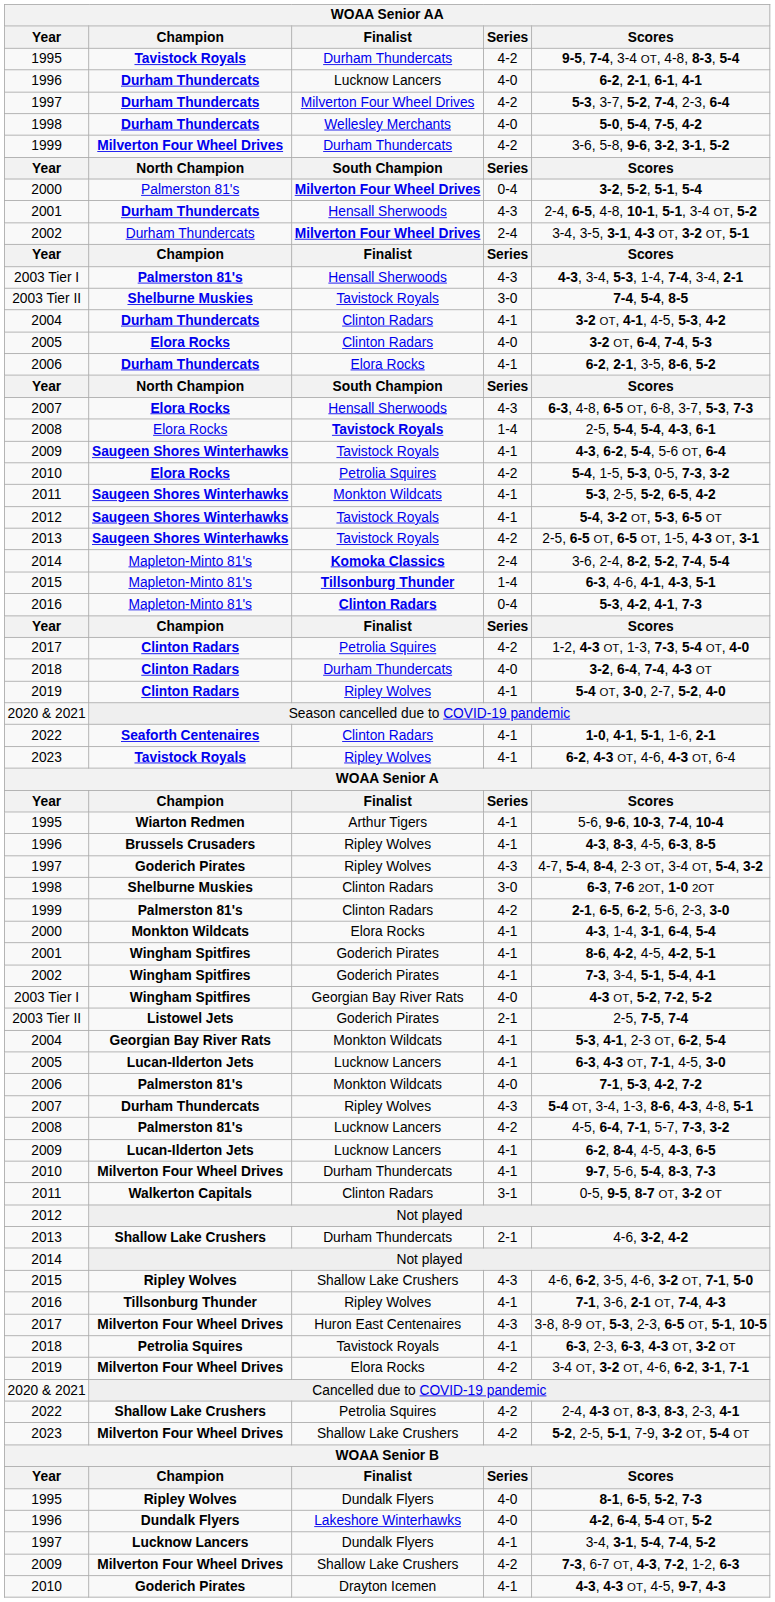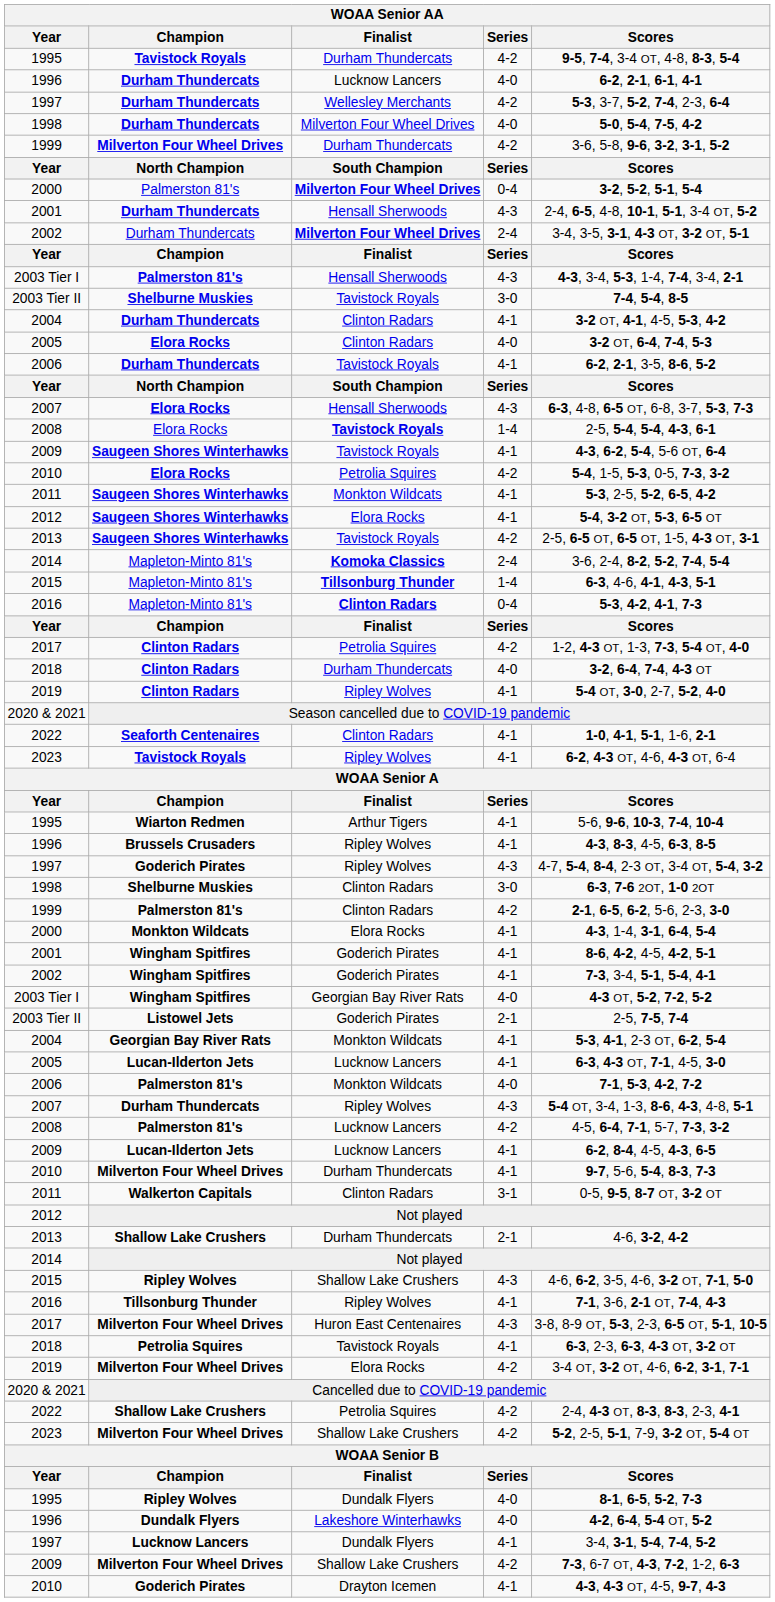(388, 102) Milverton Four Wheel Drives -> (388, 102) Wellesley Merchants
(388, 124) Wellesley Merchants -> (388, 124) Milverton Four Wheel Drives
(388, 364) Elora Rocks -> (388, 364) Tavistock Royals
(388, 517) Tavistock Royals -> (388, 517) Elora Rocks
